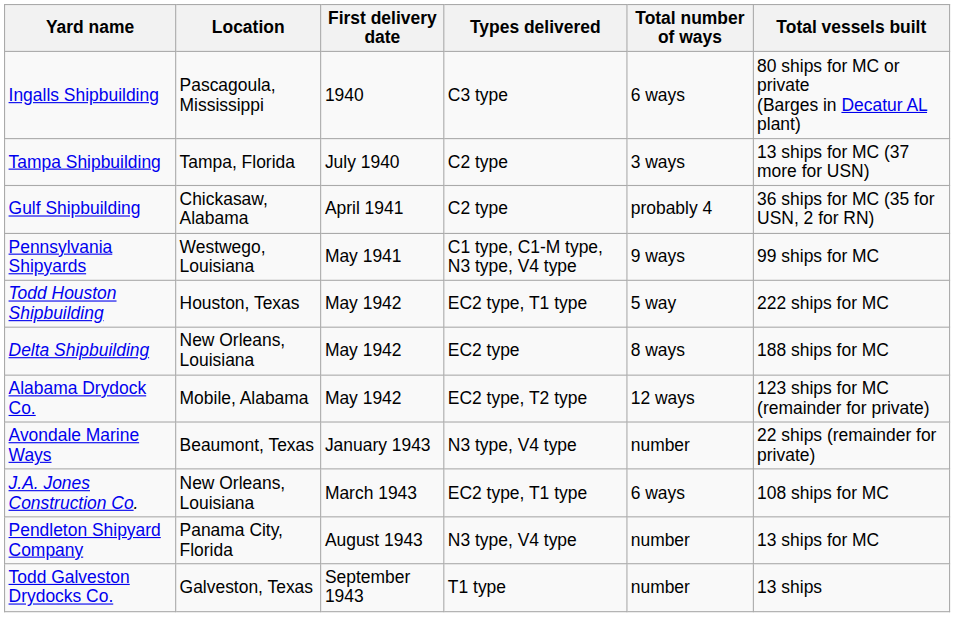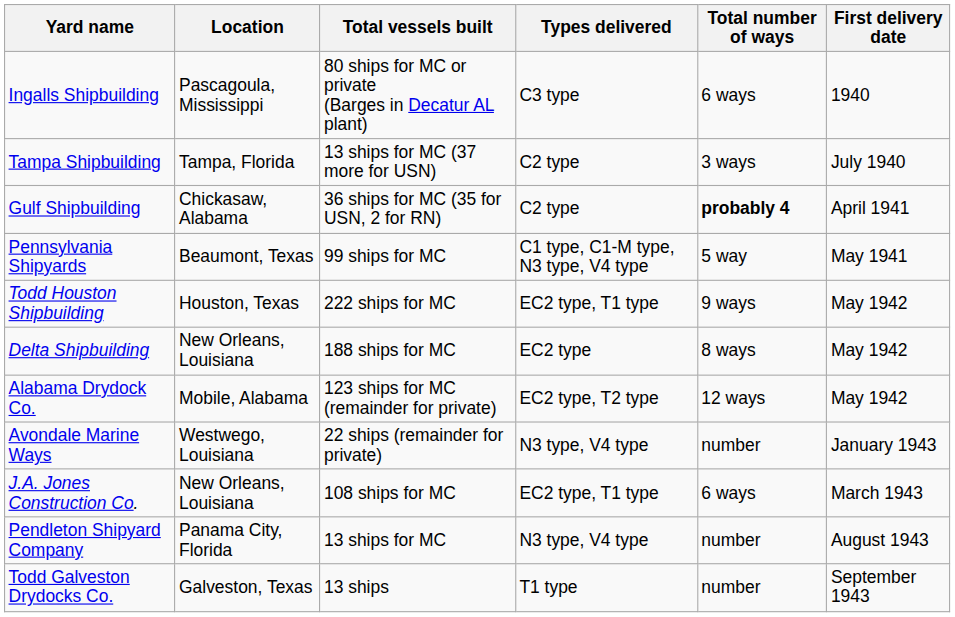columns swapped: (382, 28) <-> (851, 28)
(671, 209) normal -> (745, 209) bold
(223, 256) Westwego, Louisiana -> (246, 256) Beaumont, Texas
(658, 256) 9 ways -> (724, 256) 5 way
(654, 303) 5 way -> (729, 303) 9 ways
(247, 445) Beaumont, Texas -> (222, 445) Westwego, Louisiana
